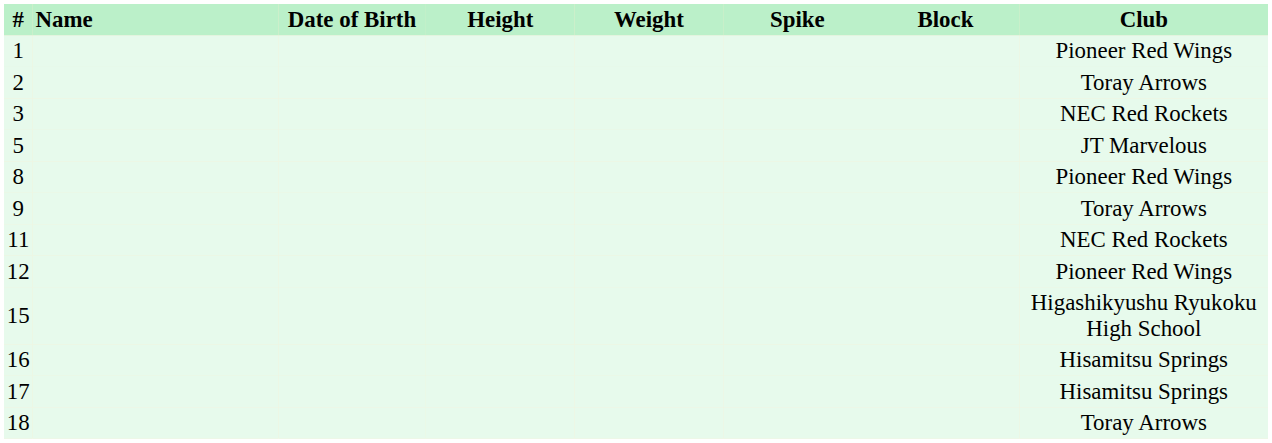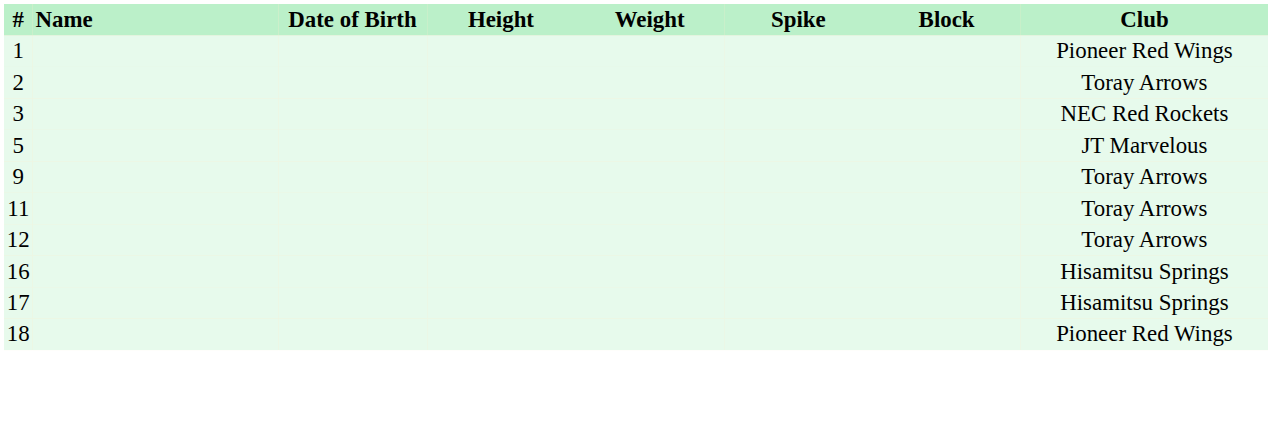- row: (18, 176)
(1144, 239) NEC Red Rockets -> (1144, 208) Toray Arrows
(1144, 271) Pioneer Red Wings -> (1144, 239) Toray Arrows
- row: (18, 315)
(1144, 422) Toray Arrows -> (1144, 334) Pioneer Red Wings
